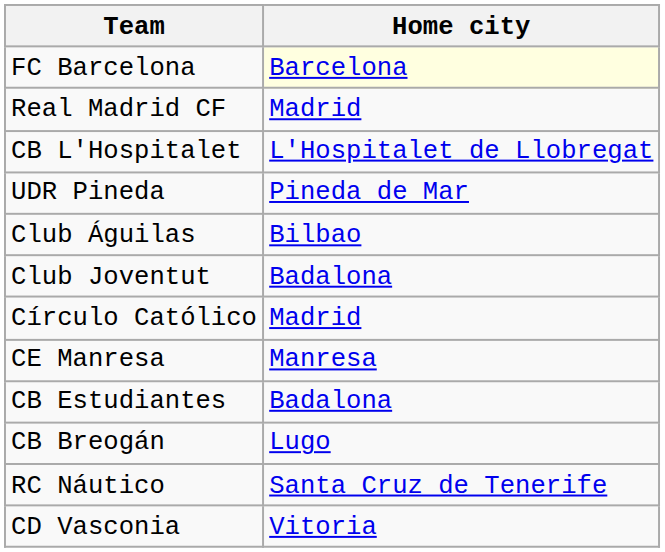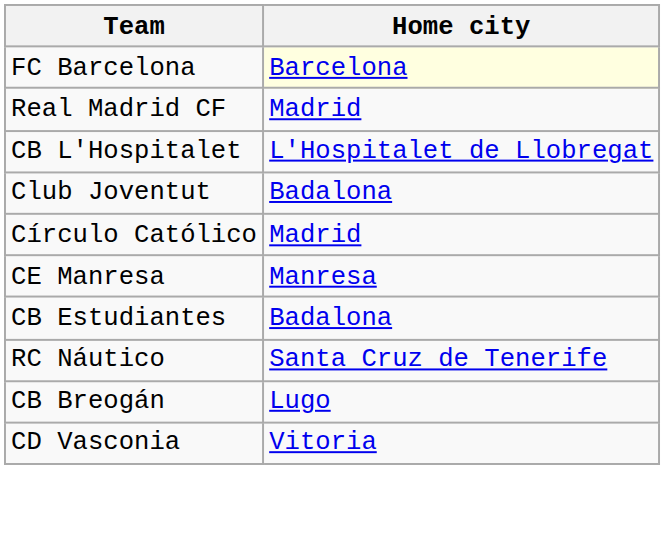- row: (88, 193)
- row: (103, 235)
rows swapped: (88, 485) <-> (88, 443)
